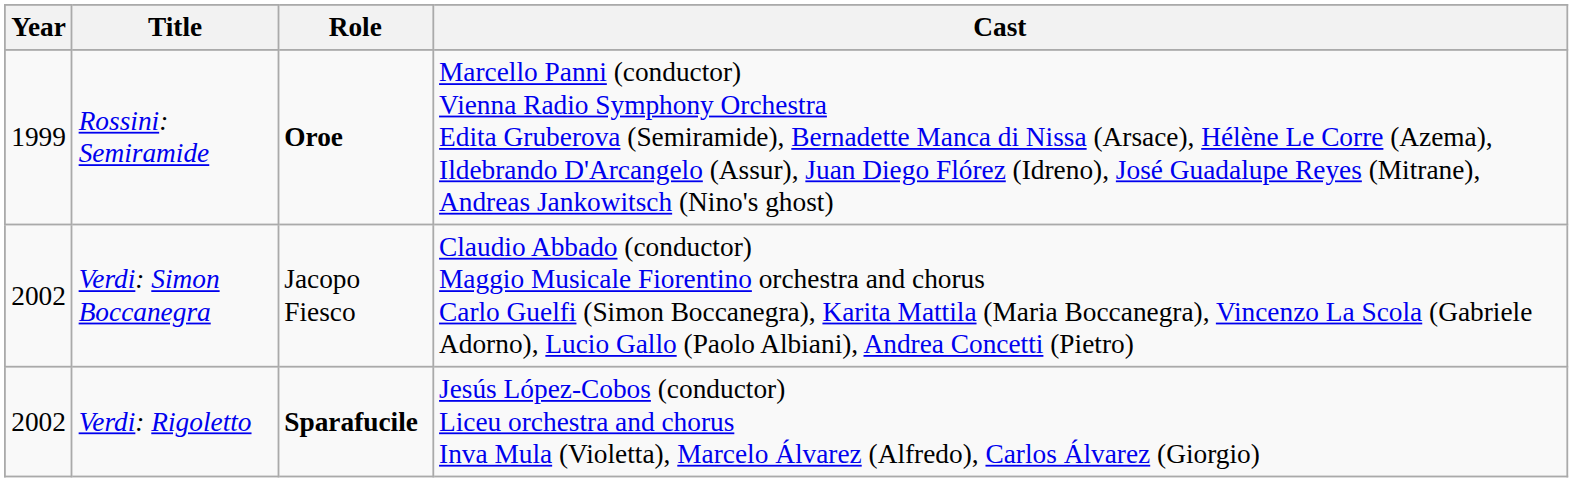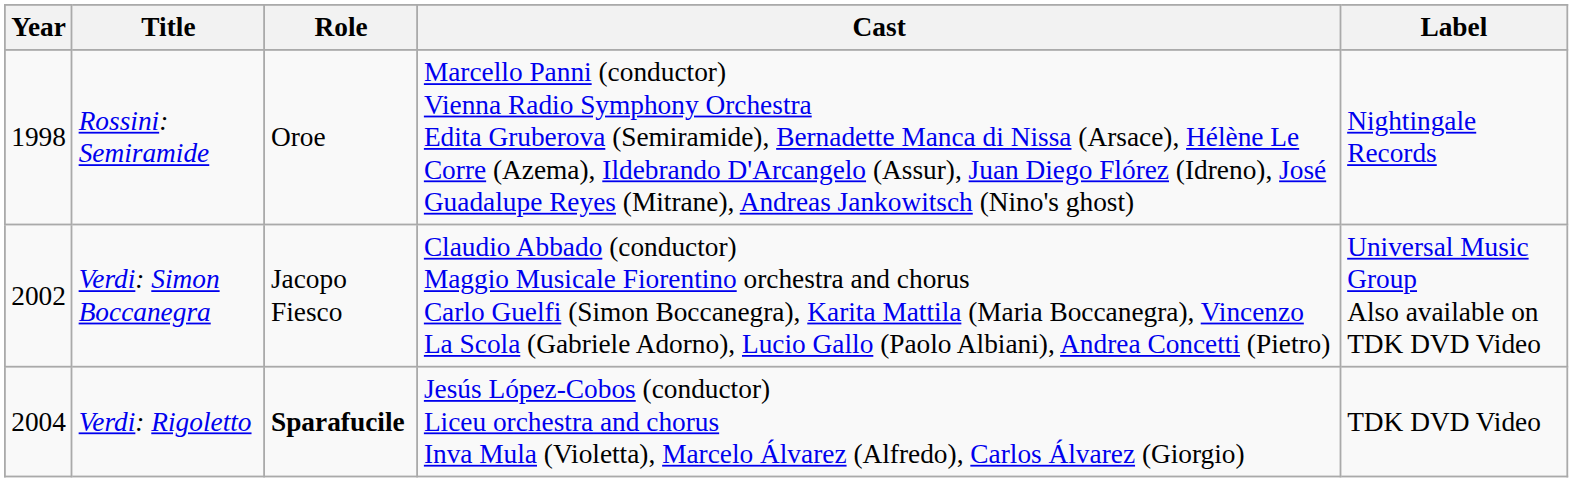+ column: (1454, 27)
(39, 137) 1999 -> (39, 137) 1998
(314, 137) bold -> (298, 137) normal
(39, 421) 2002 -> (39, 421) 2004
